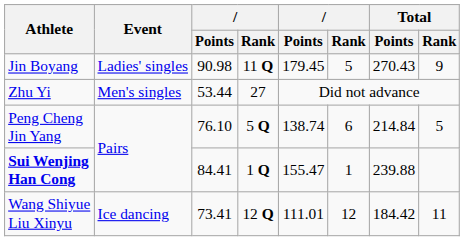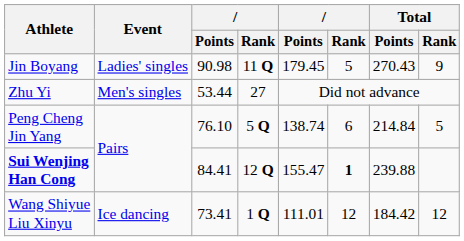(258, 170) 1 Q -> (258, 170) 12 Q
(349, 170) normal -> (349, 170) bold
(258, 214) 12 Q -> (258, 214) 1 Q
(439, 214) 11 -> (439, 214) 12
